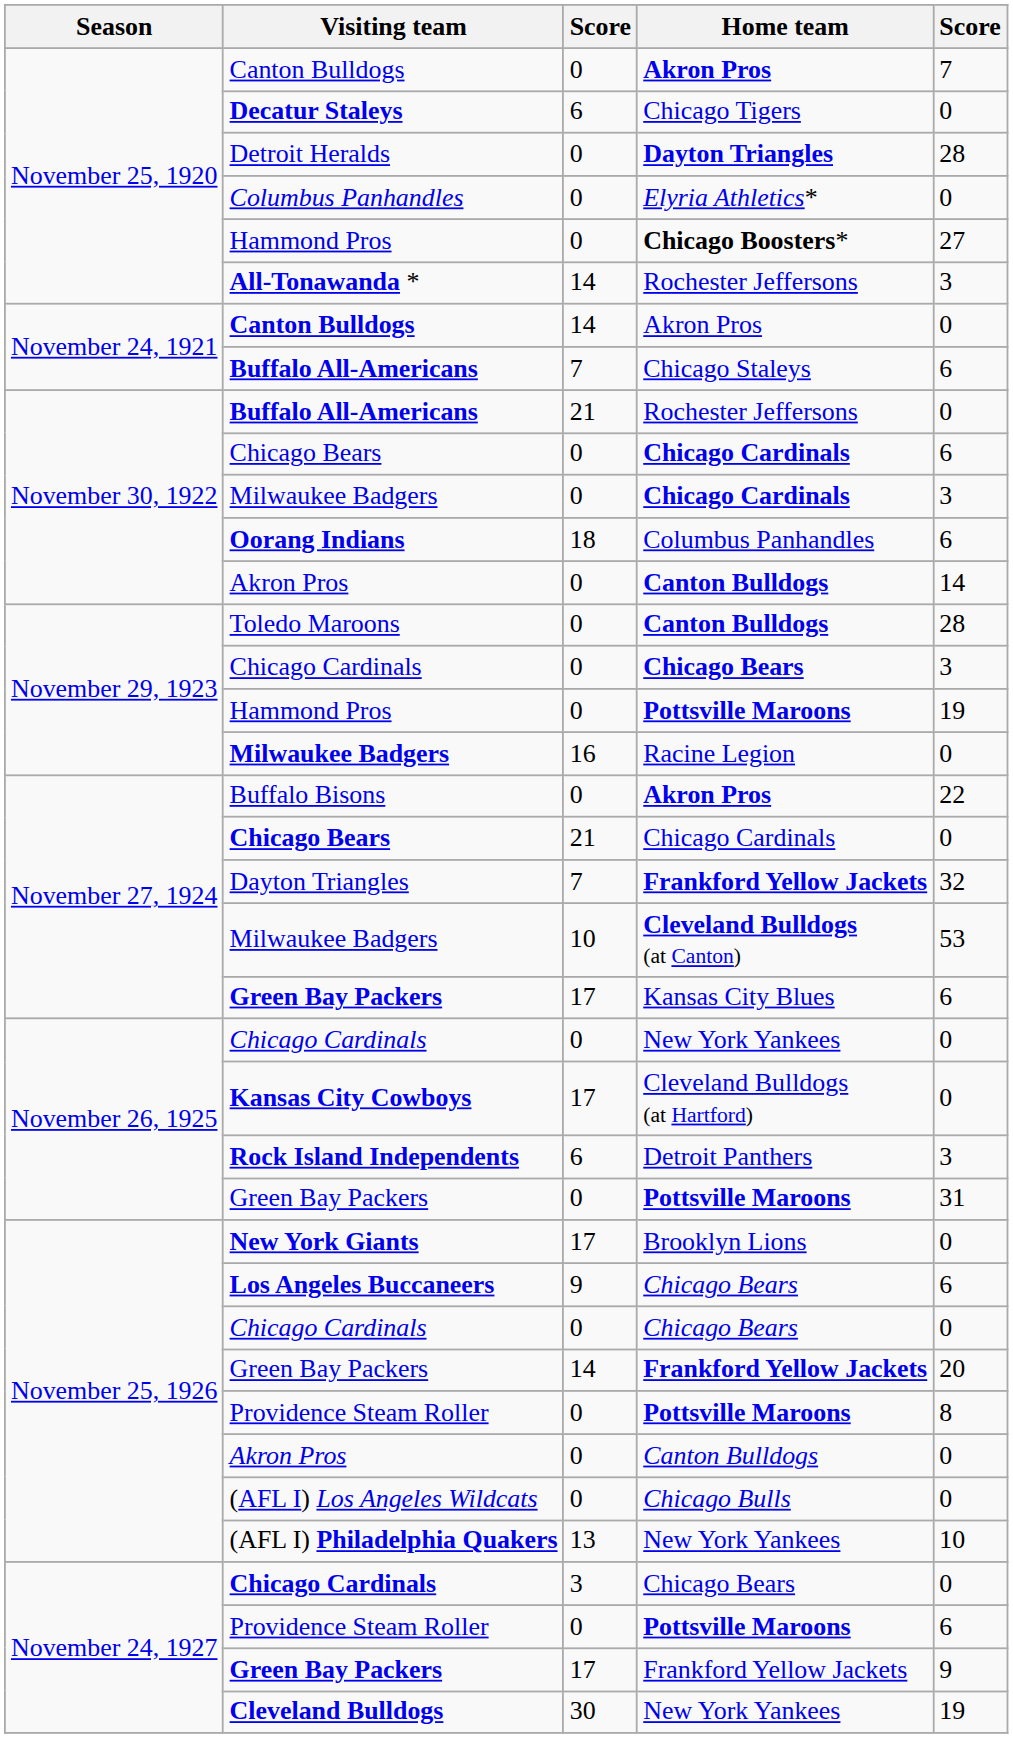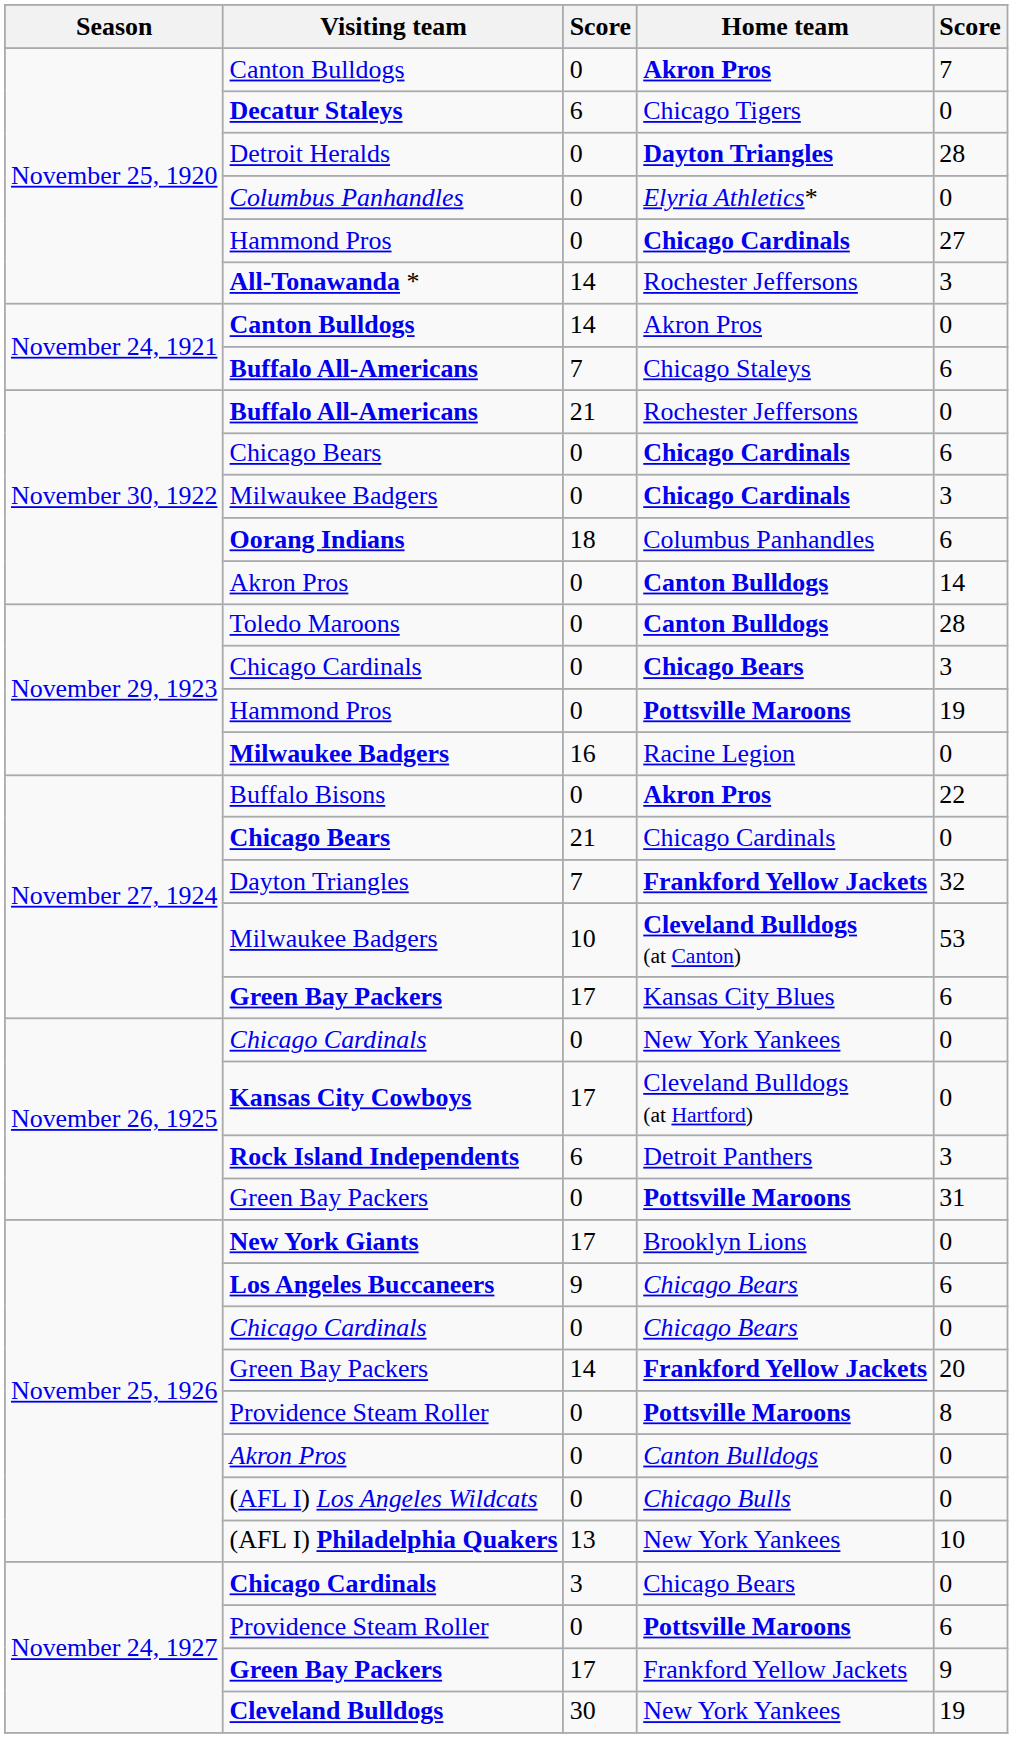(746, 240) Chicago Boosters* -> (747, 240) Chicago Cardinals
